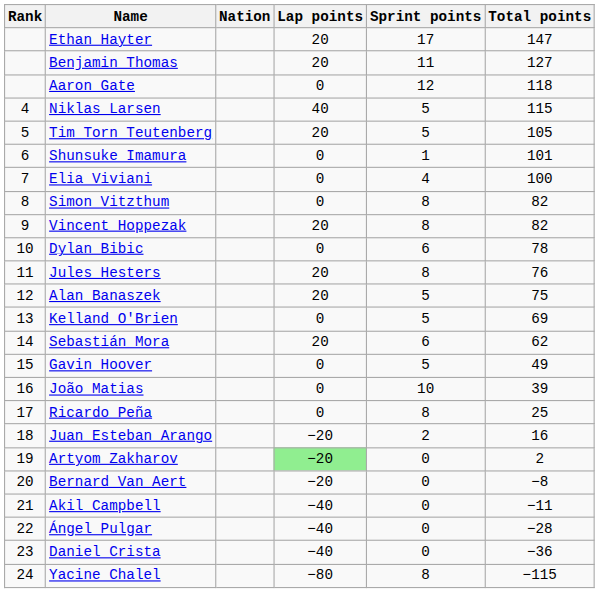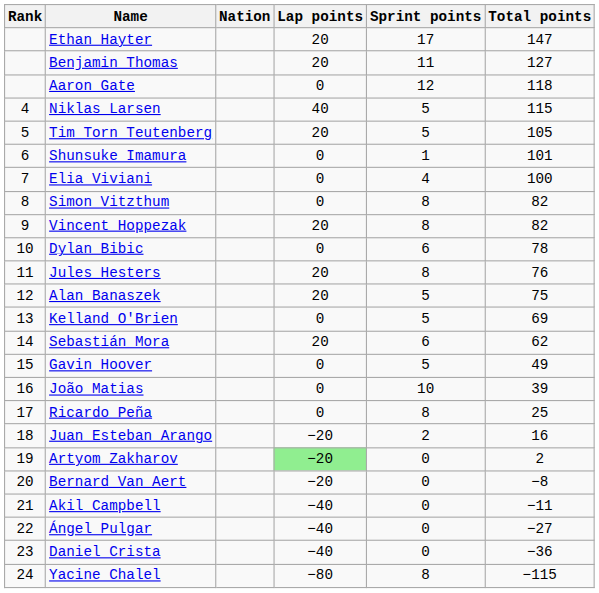(540, 529) −28 -> (540, 529) −27
